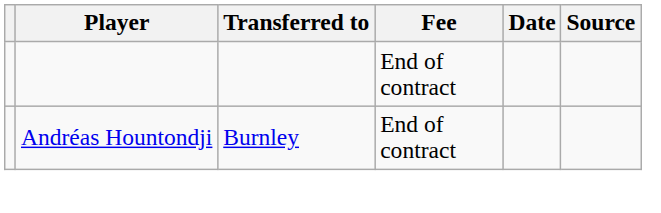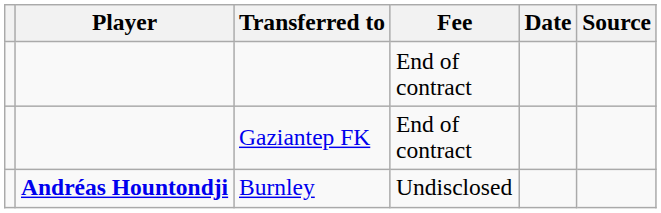+ row: (305, 137)
(117, 137) normal -> (125, 187) bold
(418, 137) End of contract -> (454, 187) Undisclosed
